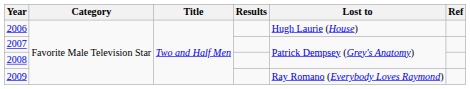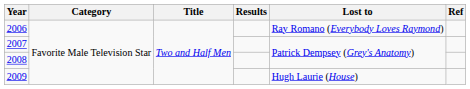(315, 28) Hugh Laurie (House) -> (358, 28) Ray Romano (Everybody Loves Raymond)
(358, 76) Ray Romano (Everybody Loves Raymond) -> (315, 76) Hugh Laurie (House)
